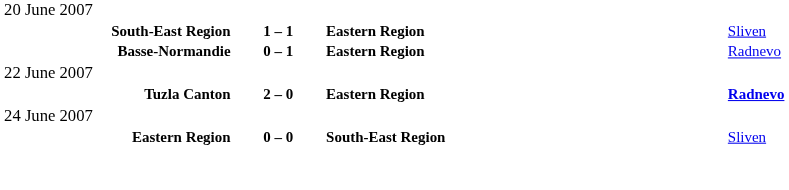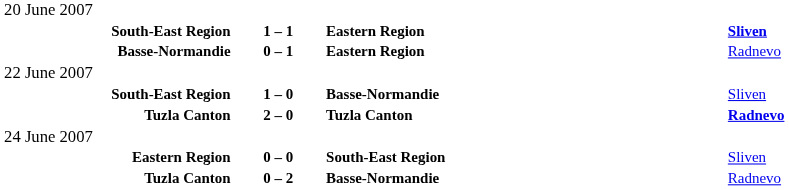(747, 30) normal -> (747, 30) bold
+ row: (171, 94)
(375, 94) Eastern Region -> (369, 115) Tuzla Canton
+ row: (187, 178)
